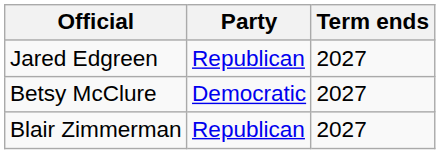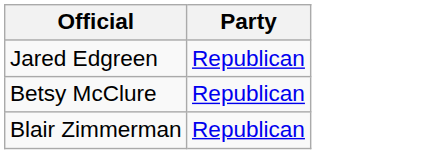- column: (373, 22)
(249, 93) Democratic -> (248, 93) Republican
